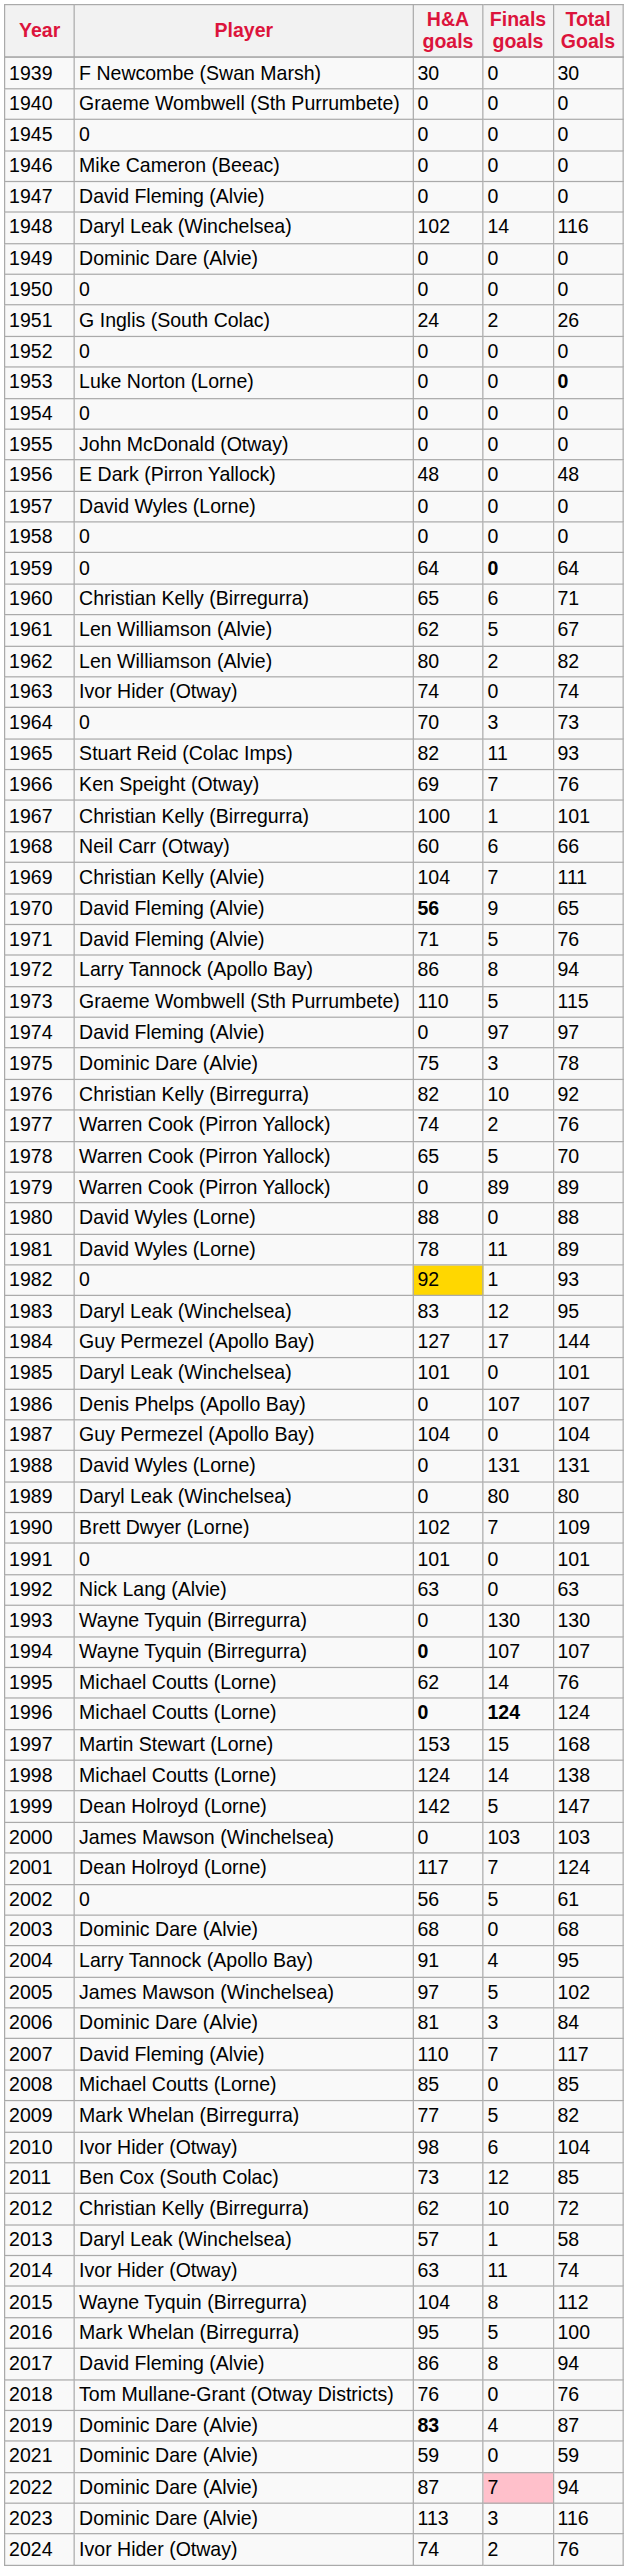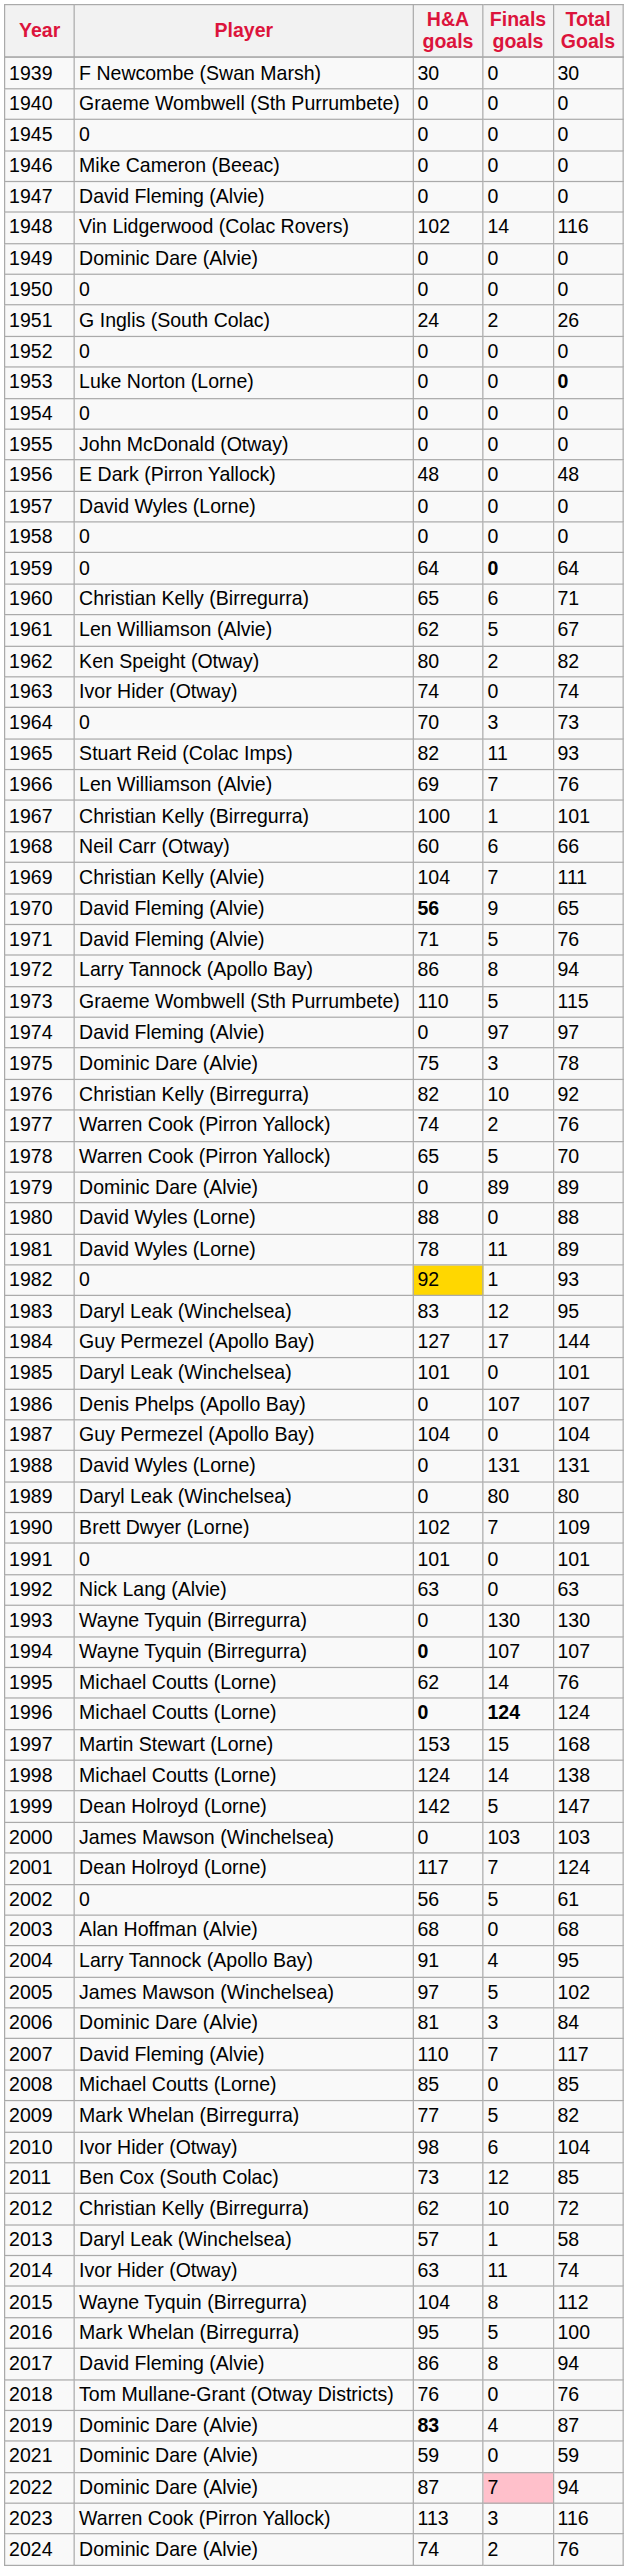(185, 227) Daryl Leak (Winchelsea) -> (214, 227) Vin Lidgerwood (Colac Rovers)
(176, 661) Len Williamson (Alvie) -> (169, 661) Ken Speight (Otway)
(169, 784) Ken Speight (Otway) -> (176, 784) Len Williamson (Alvie)
(205, 1187) Warren Cook (Pirron Yallock) -> (169, 1187) Dominic Dare (Alvie)
(169, 1930) Dominic Dare (Alvie) -> (168, 1930) Alan Hoffman (Alvie)
(169, 2518) Dominic Dare (Alvie) -> (205, 2518) Warren Cook (Pirron Yallock)
(158, 2549) Ivor Hider (Otway) -> (169, 2549) Dominic Dare (Alvie)
